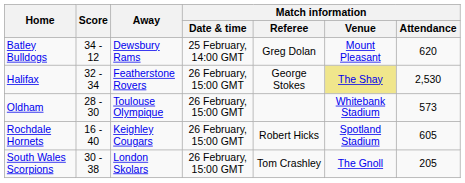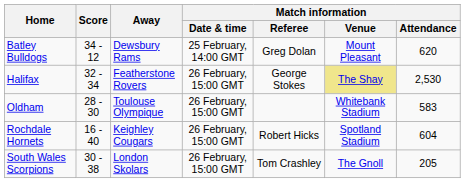(428, 107) 573 -> (428, 107) 583
(428, 135) 605 -> (428, 135) 604
